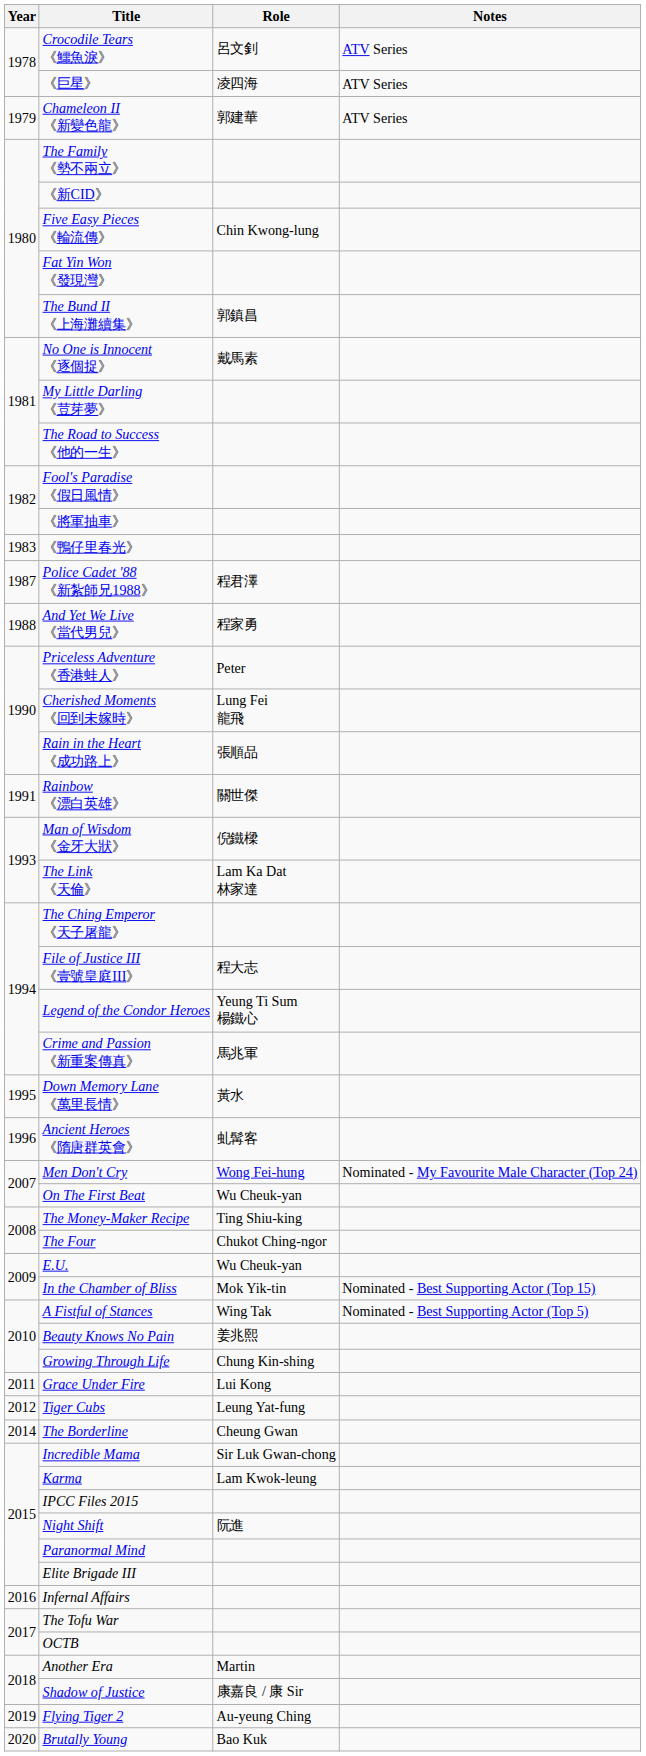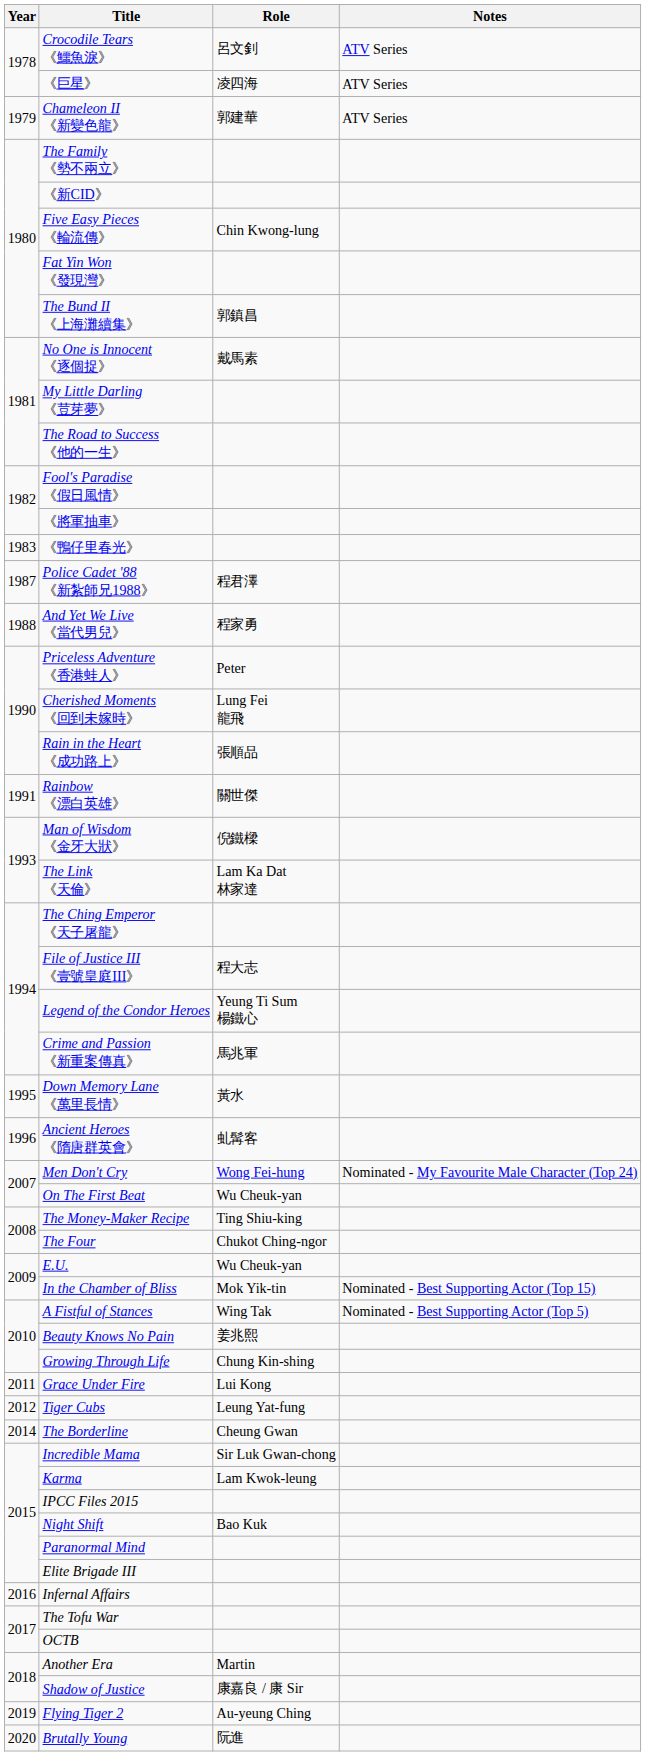(230, 1525) 阮進 -> (242, 1524) Bao Kuk
(242, 1739) Bao Kuk -> (230, 1738) 阮進
